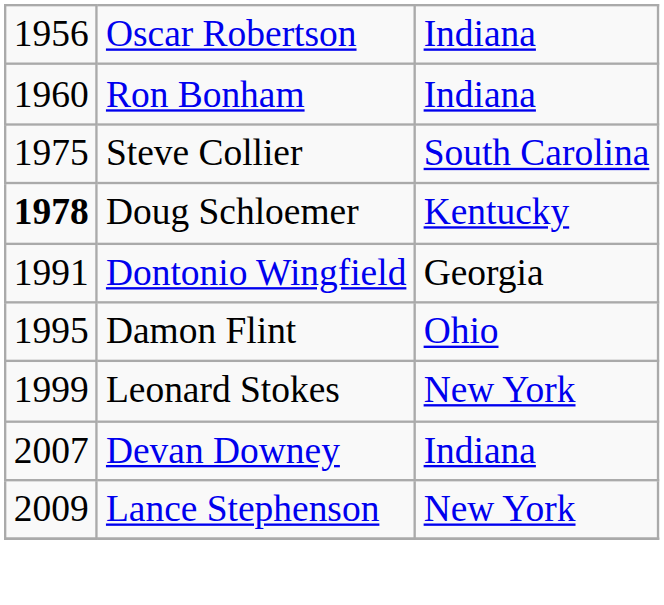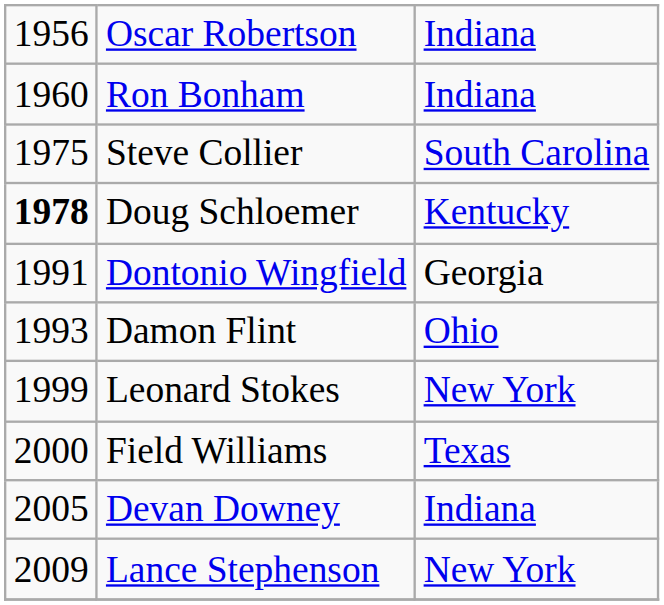(51, 331) 1995 -> (51, 331) 1993
+ row: (217, 449)
(51, 449) 2007 -> (51, 509) 2005
